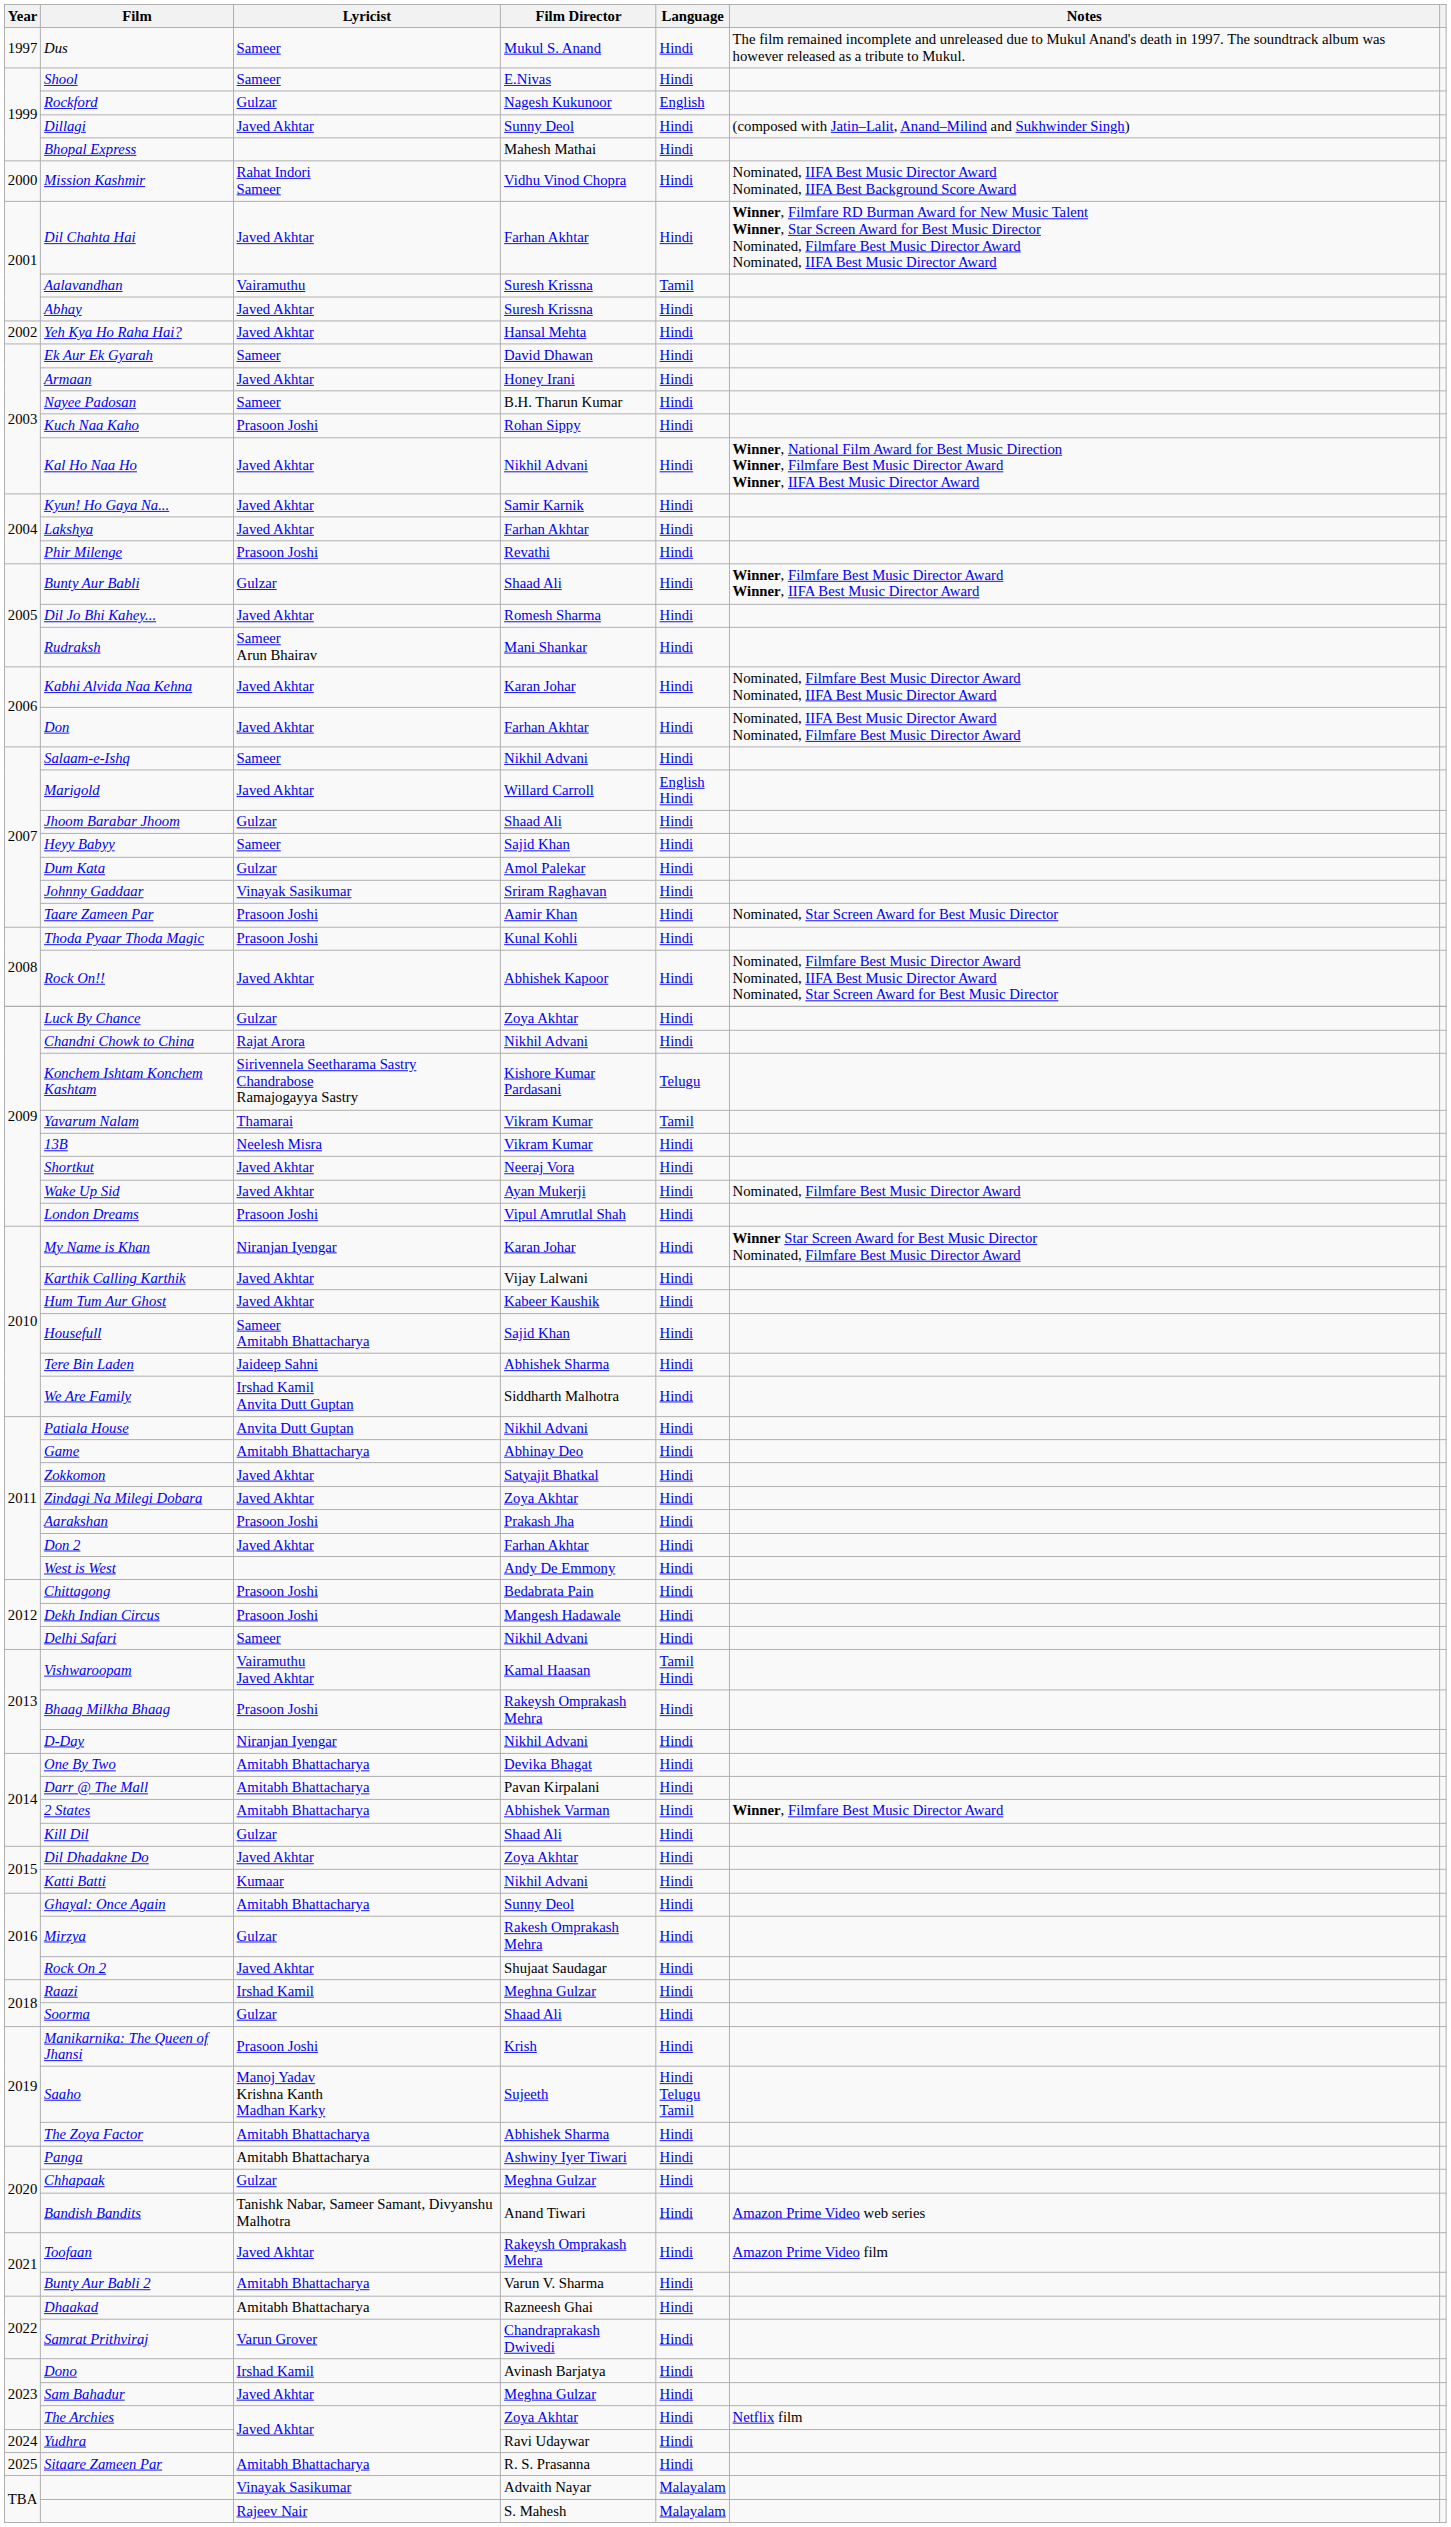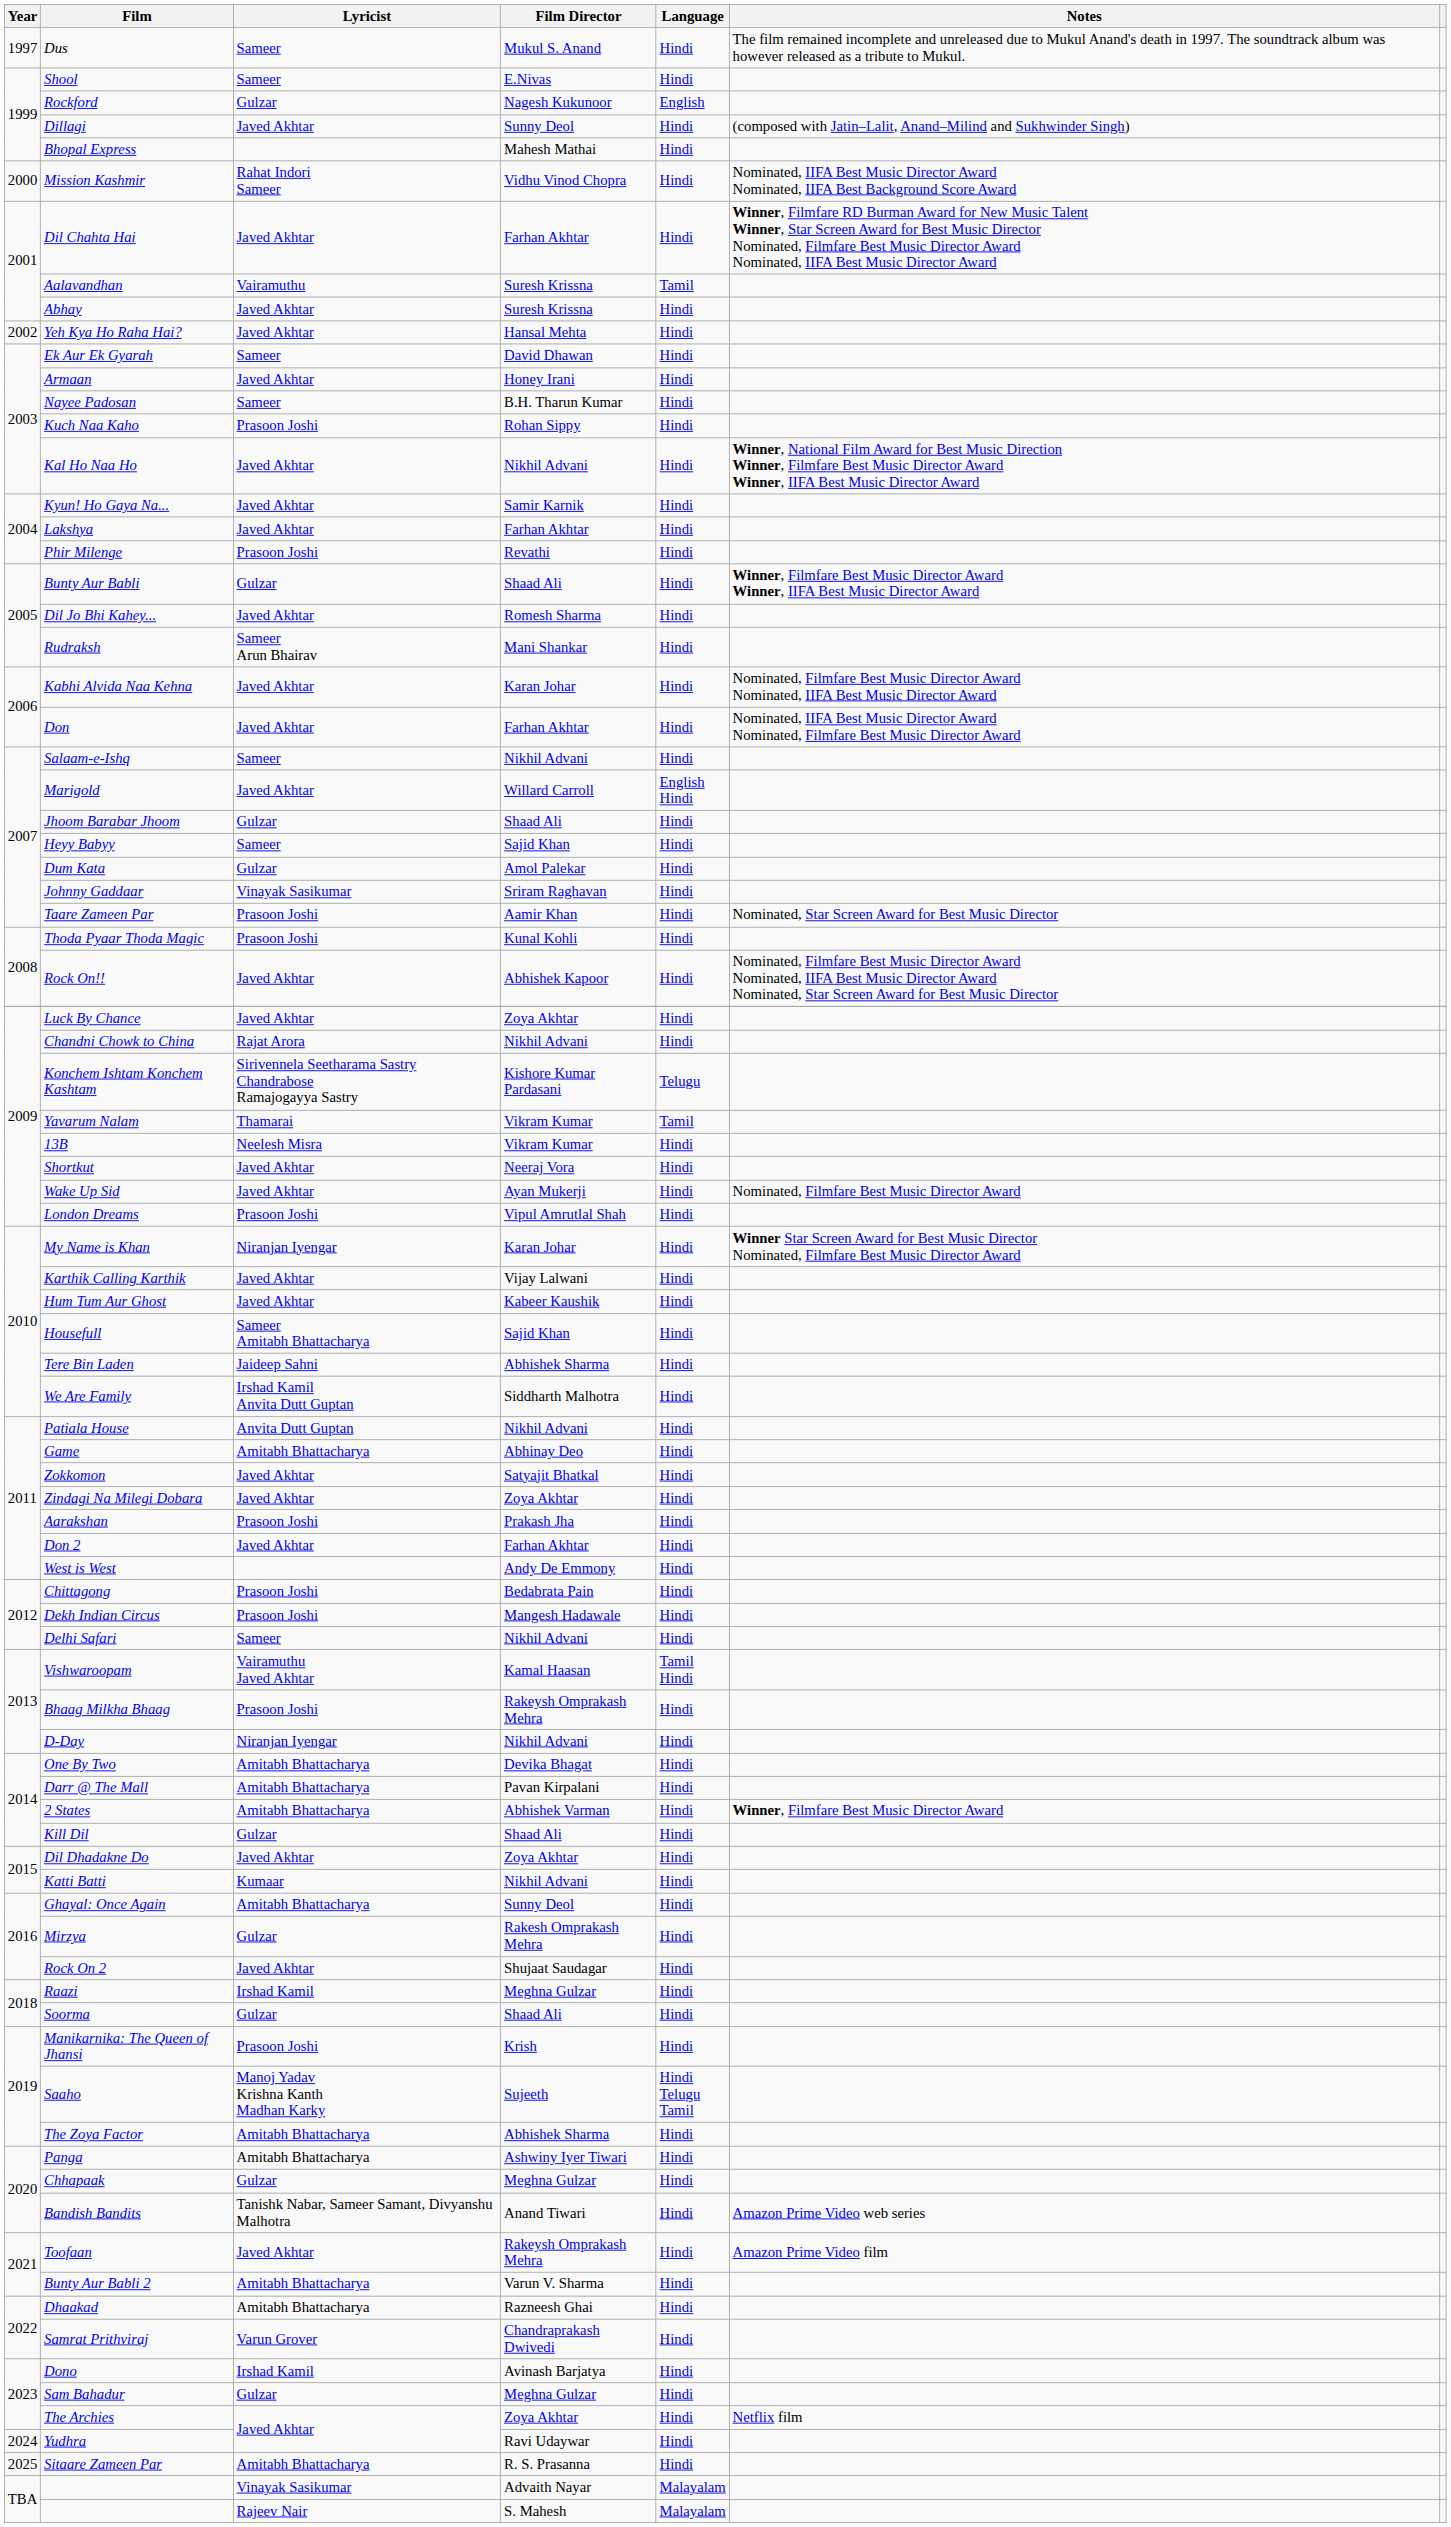(257, 1018) Gulzar -> (275, 1018) Javed Akhtar
(275, 2394) Javed Akhtar -> (257, 2394) Gulzar
